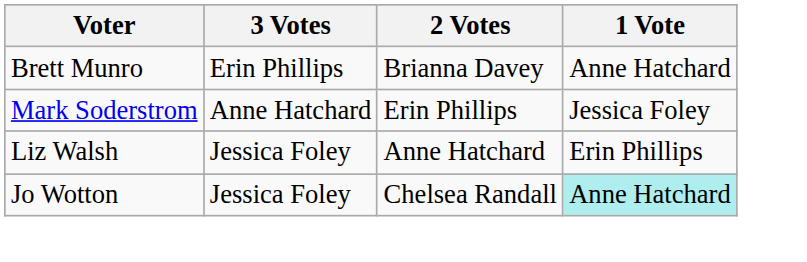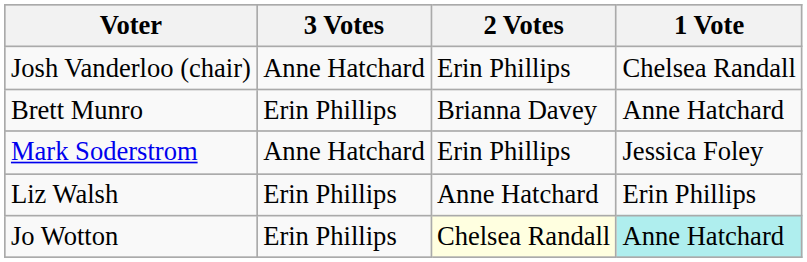+ row: (131, 67)
(280, 151) Jessica Foley -> (330, 194) Erin Phillips
(280, 194) Jessica Foley -> (330, 236) Erin Phillips
(470, 194) no background -> (524, 236) lightyellow background
